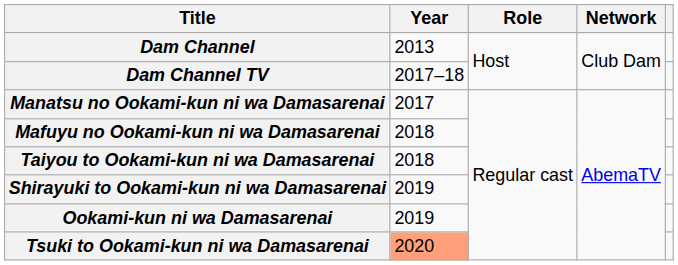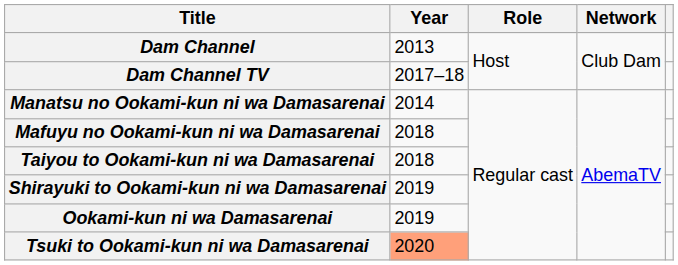(414, 103) 2017 -> (414, 103) 2014
